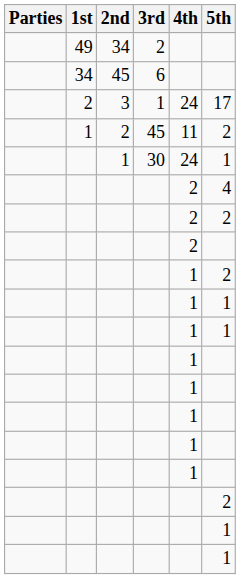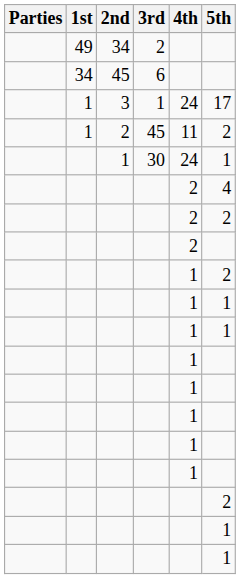(88, 103) 2 -> (88, 103) 1
